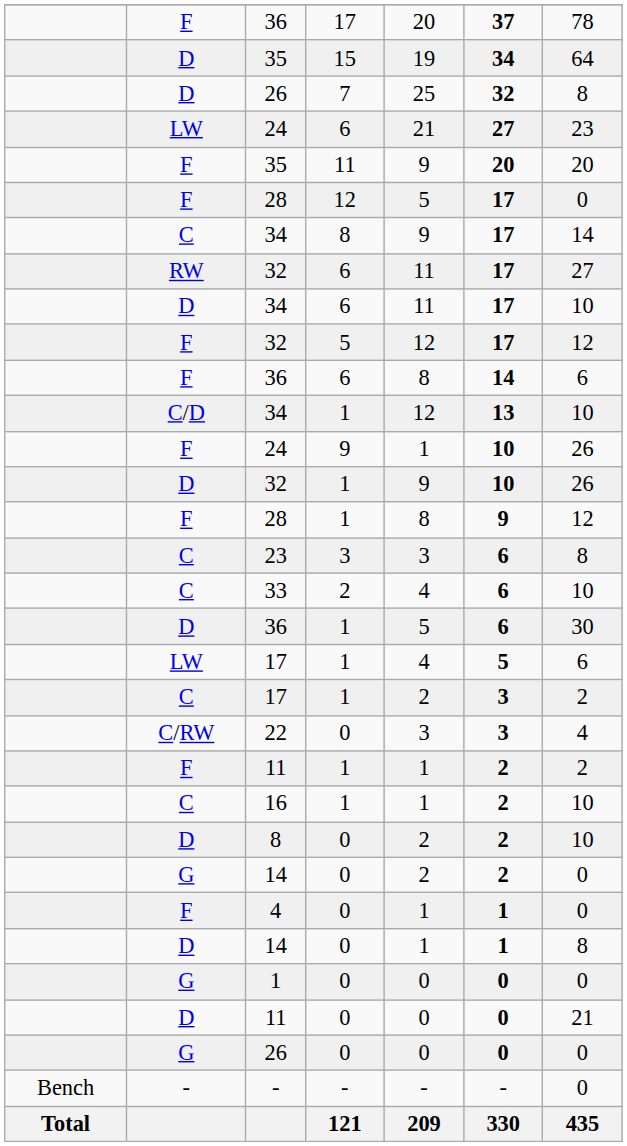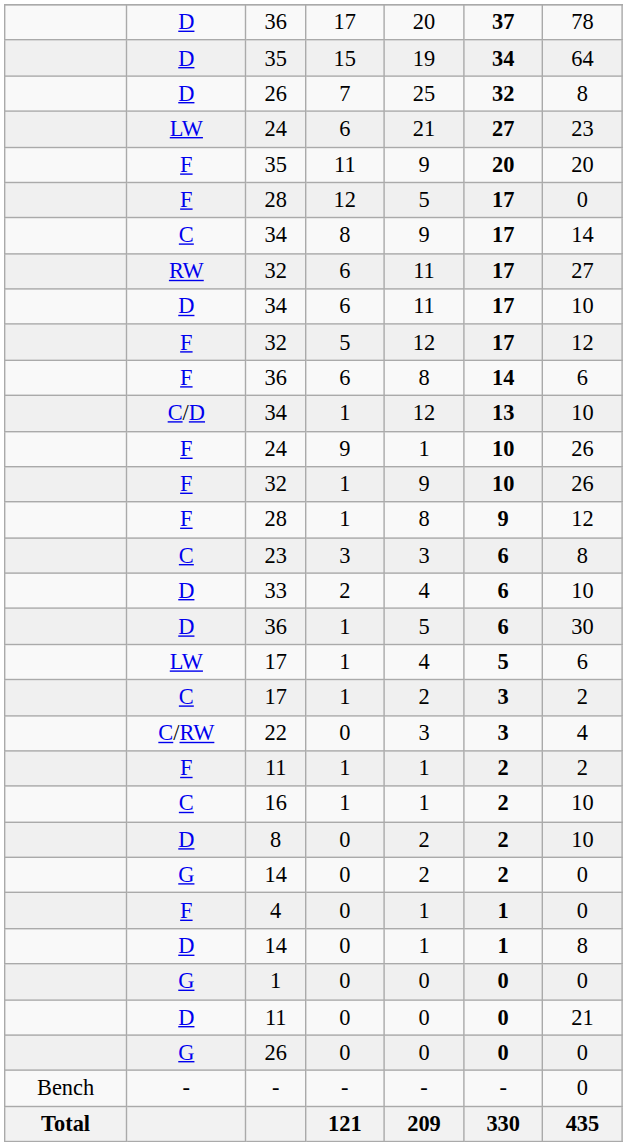(186, 22) F -> (186, 22) D
(186, 484) D -> (186, 484) F
(186, 590) C -> (186, 590) D
